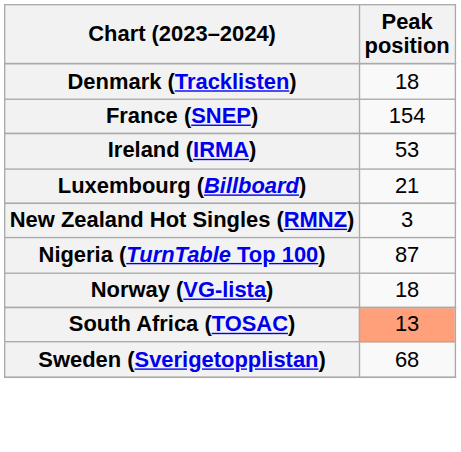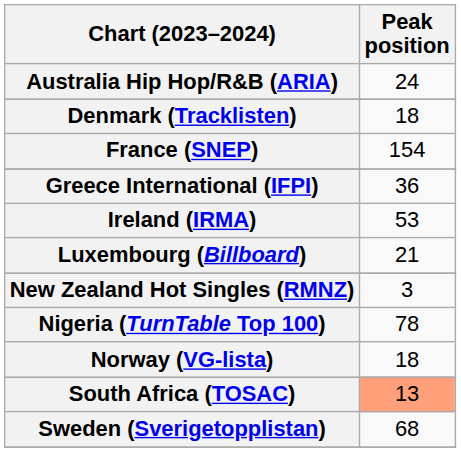+ row: (182, 81)
+ row: (182, 185)
(407, 255) 87 -> (407, 324) 78
